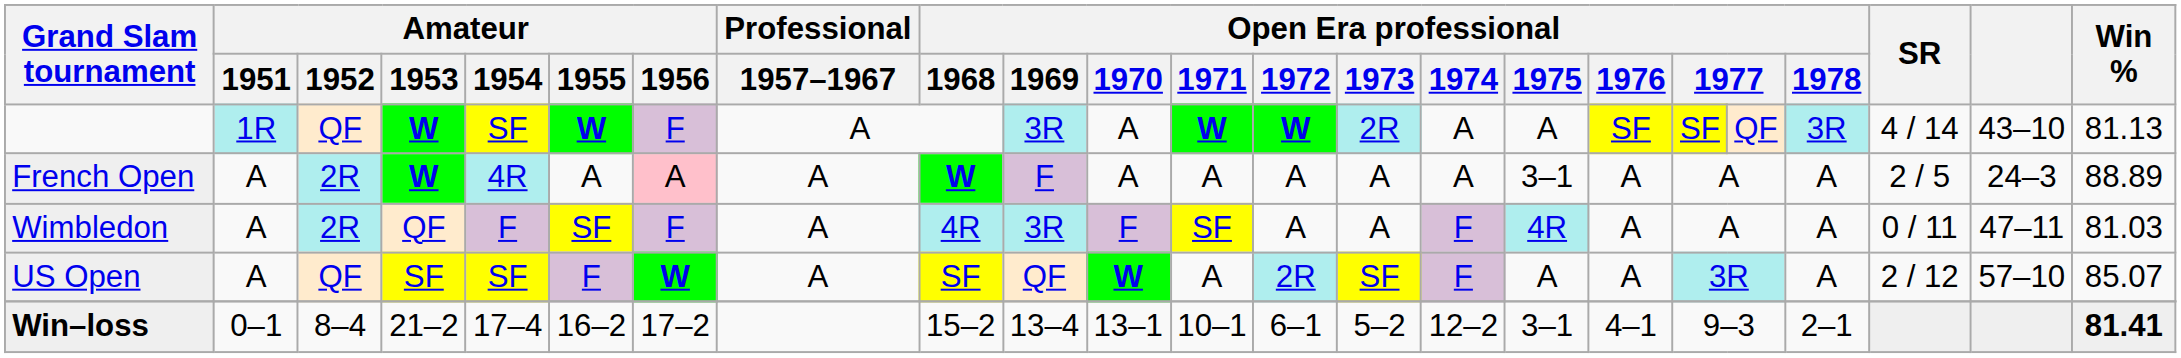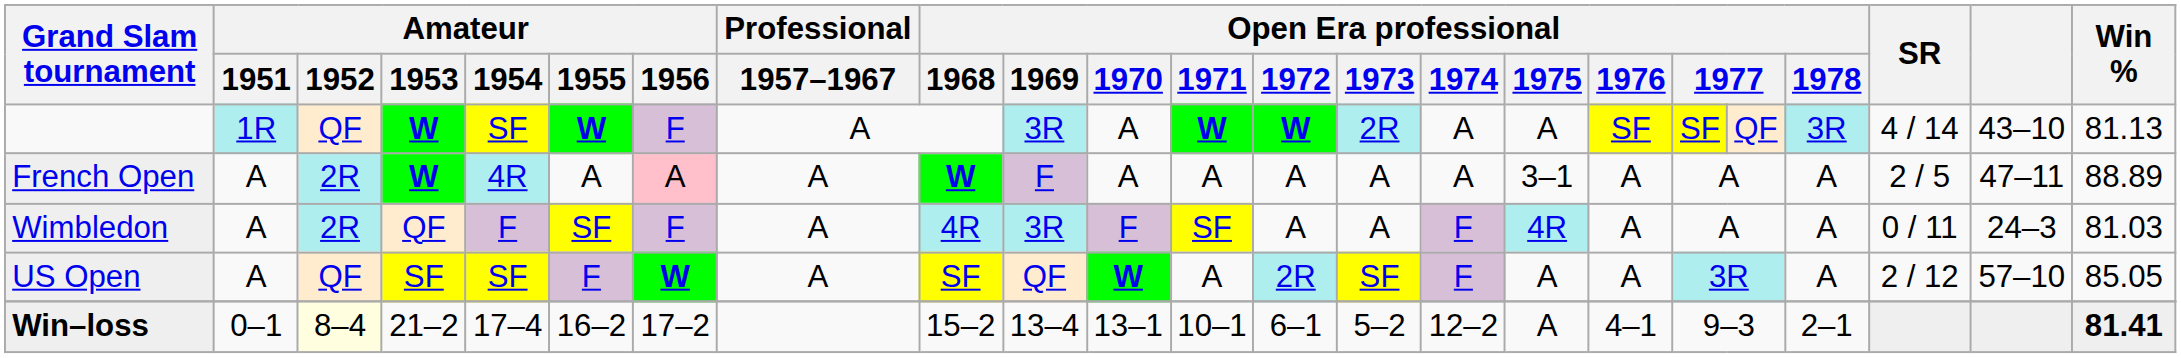(2022, 177) 24–3 -> (2022, 177) 47–11
(2022, 227) 47–11 -> (2022, 227) 24–3
(2124, 276) 85.07 -> (2124, 276) 85.05
(340, 326) no background -> (340, 326) lightyellow background
(1547, 326) 3–1 -> (1547, 326) A
